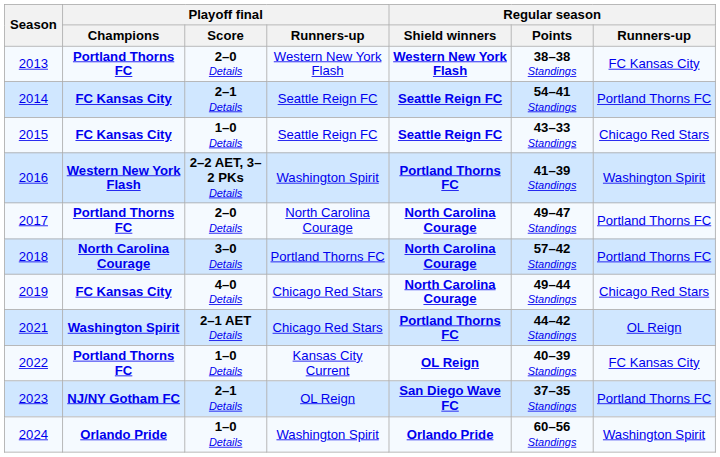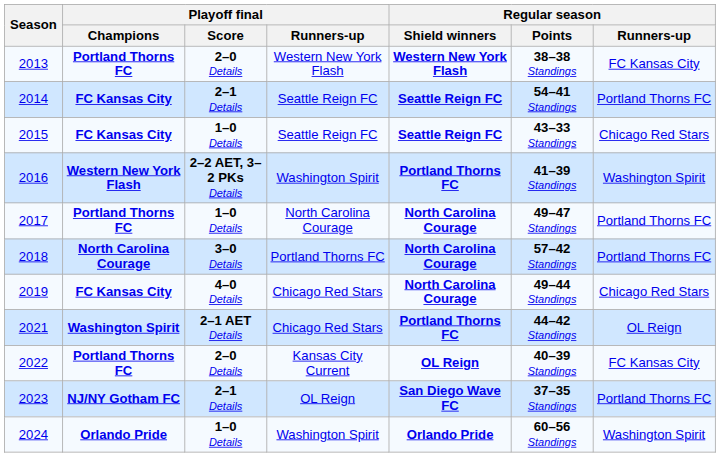(226, 220) 2–0 Details -> (226, 220) 1–0 Details
(226, 363) 1–0 Details -> (226, 363) 2–0 Details
